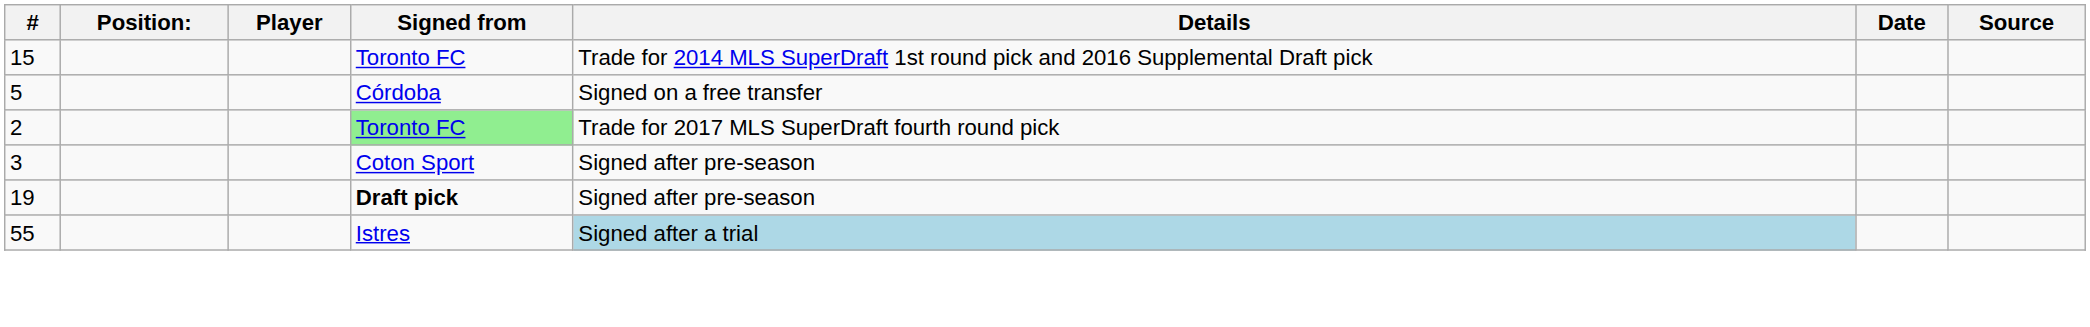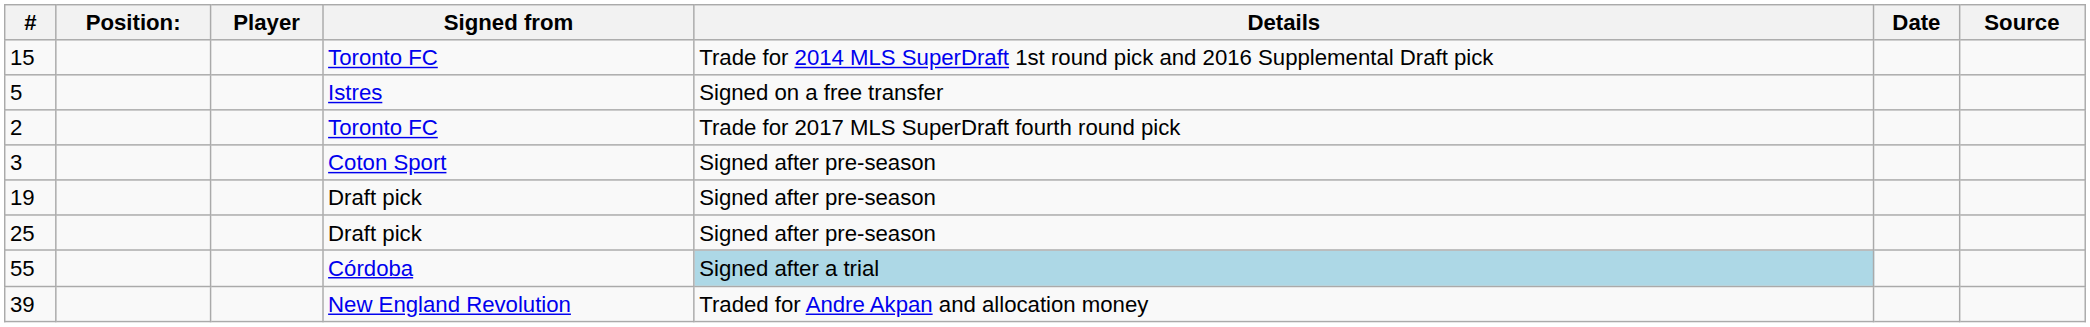(398, 93) Córdoba -> (355, 93) Istres
(411, 128) lightgreen background -> (383, 128) no background
(407, 198) bold -> (375, 198) normal
+ row: (22, 233)
(383, 233) Istres -> (371, 268) Córdoba
+ row: (22, 304)
